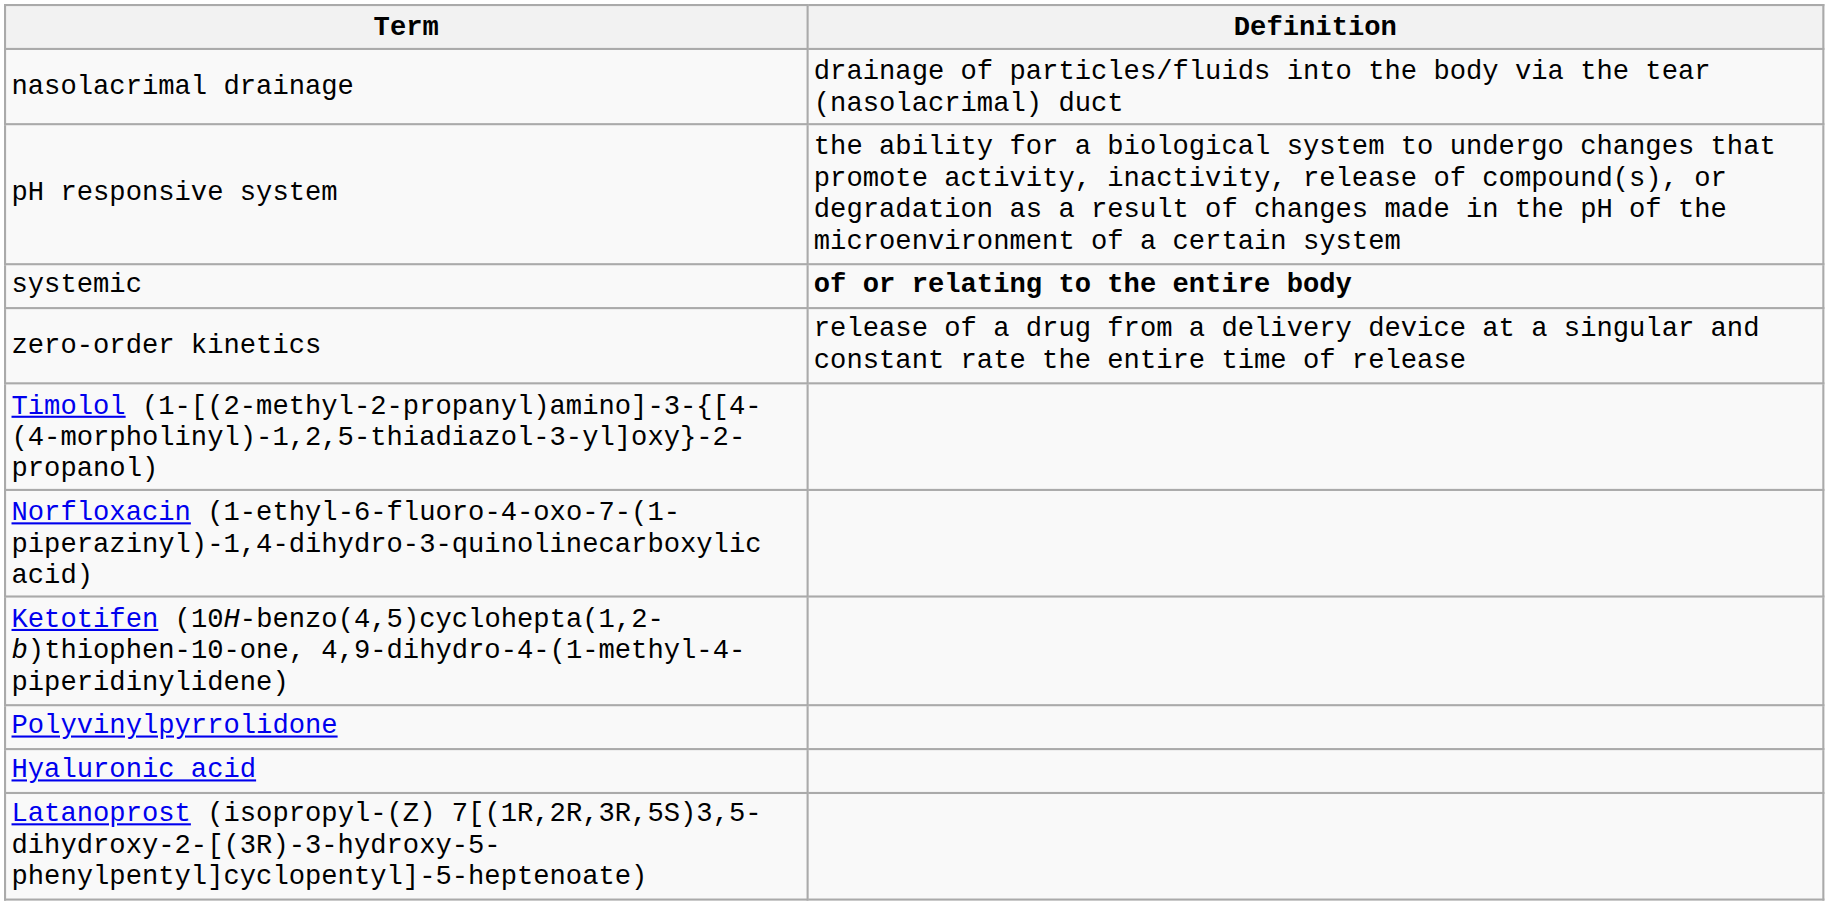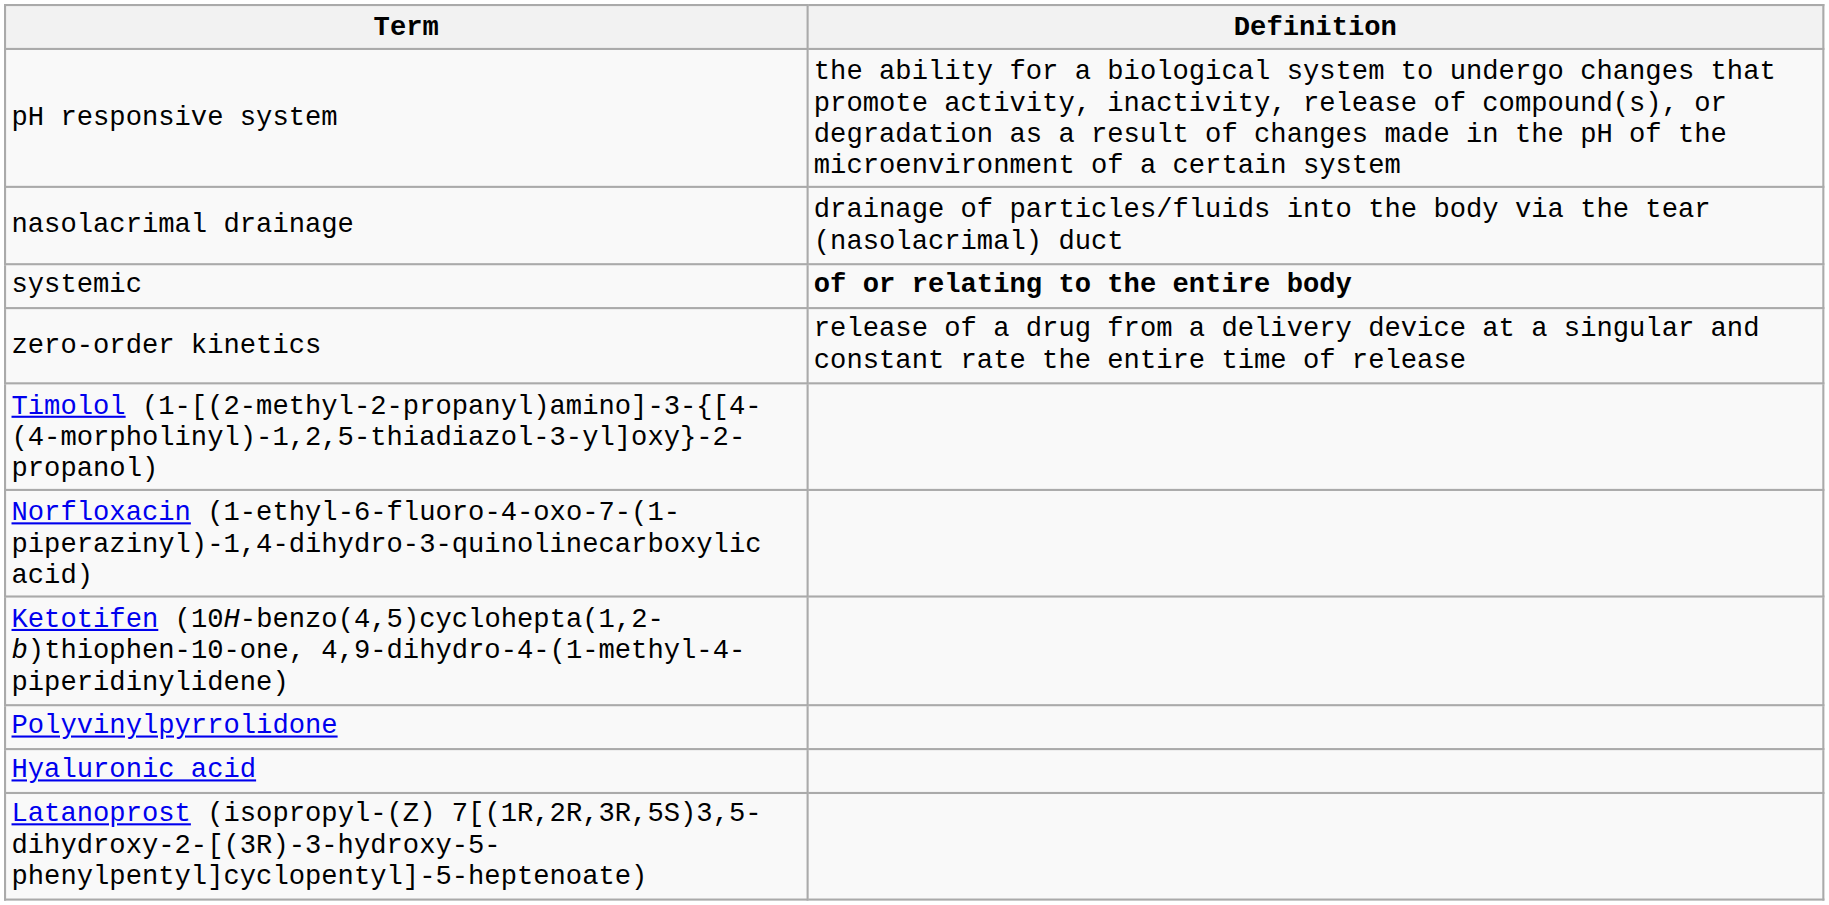rows swapped: (175, 194) <-> (183, 87)
